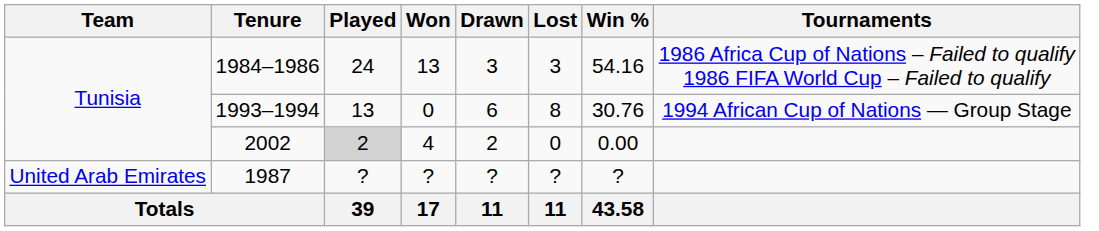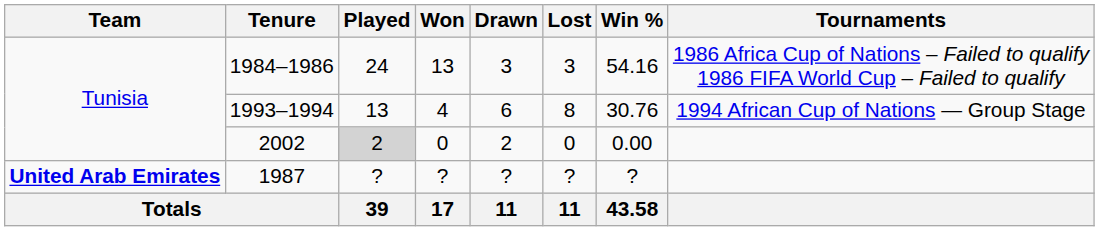(428, 110) 0 -> (442, 110) 4
(428, 143) 4 -> (442, 143) 0
(108, 176) normal -> (115, 176) bold
